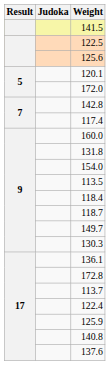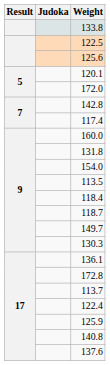- row: (92, 27)
+ row: (92, 27)
